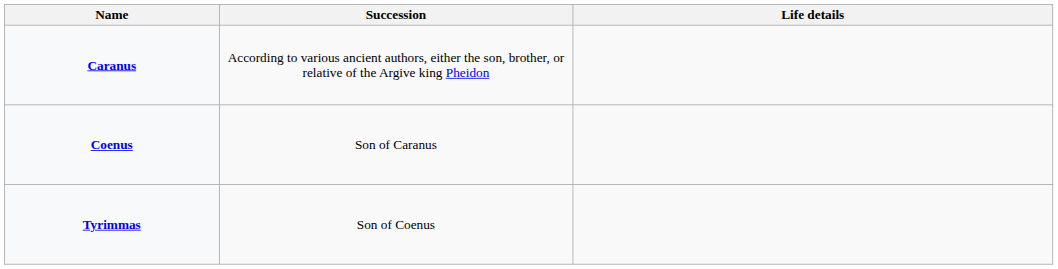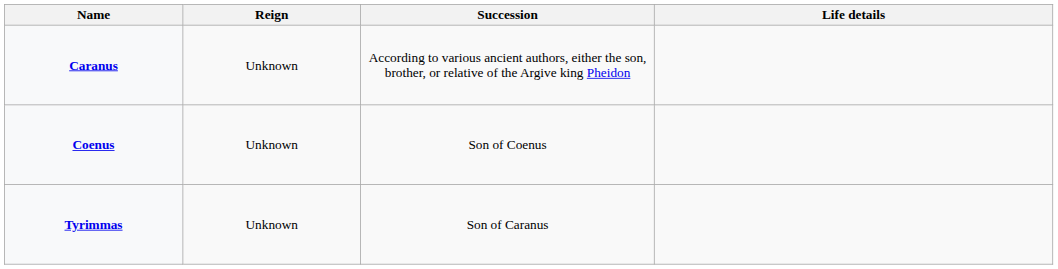+ column: (272, 15)
(396, 145) Son of Caranus -> (508, 145) Son of Coenus
(396, 224) Son of Coenus -> (508, 224) Son of Caranus
